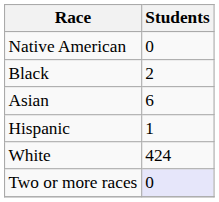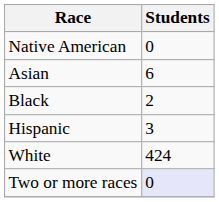rows swapped: (29, 100) <-> (29, 73)
(150, 127) 1 -> (150, 127) 3
